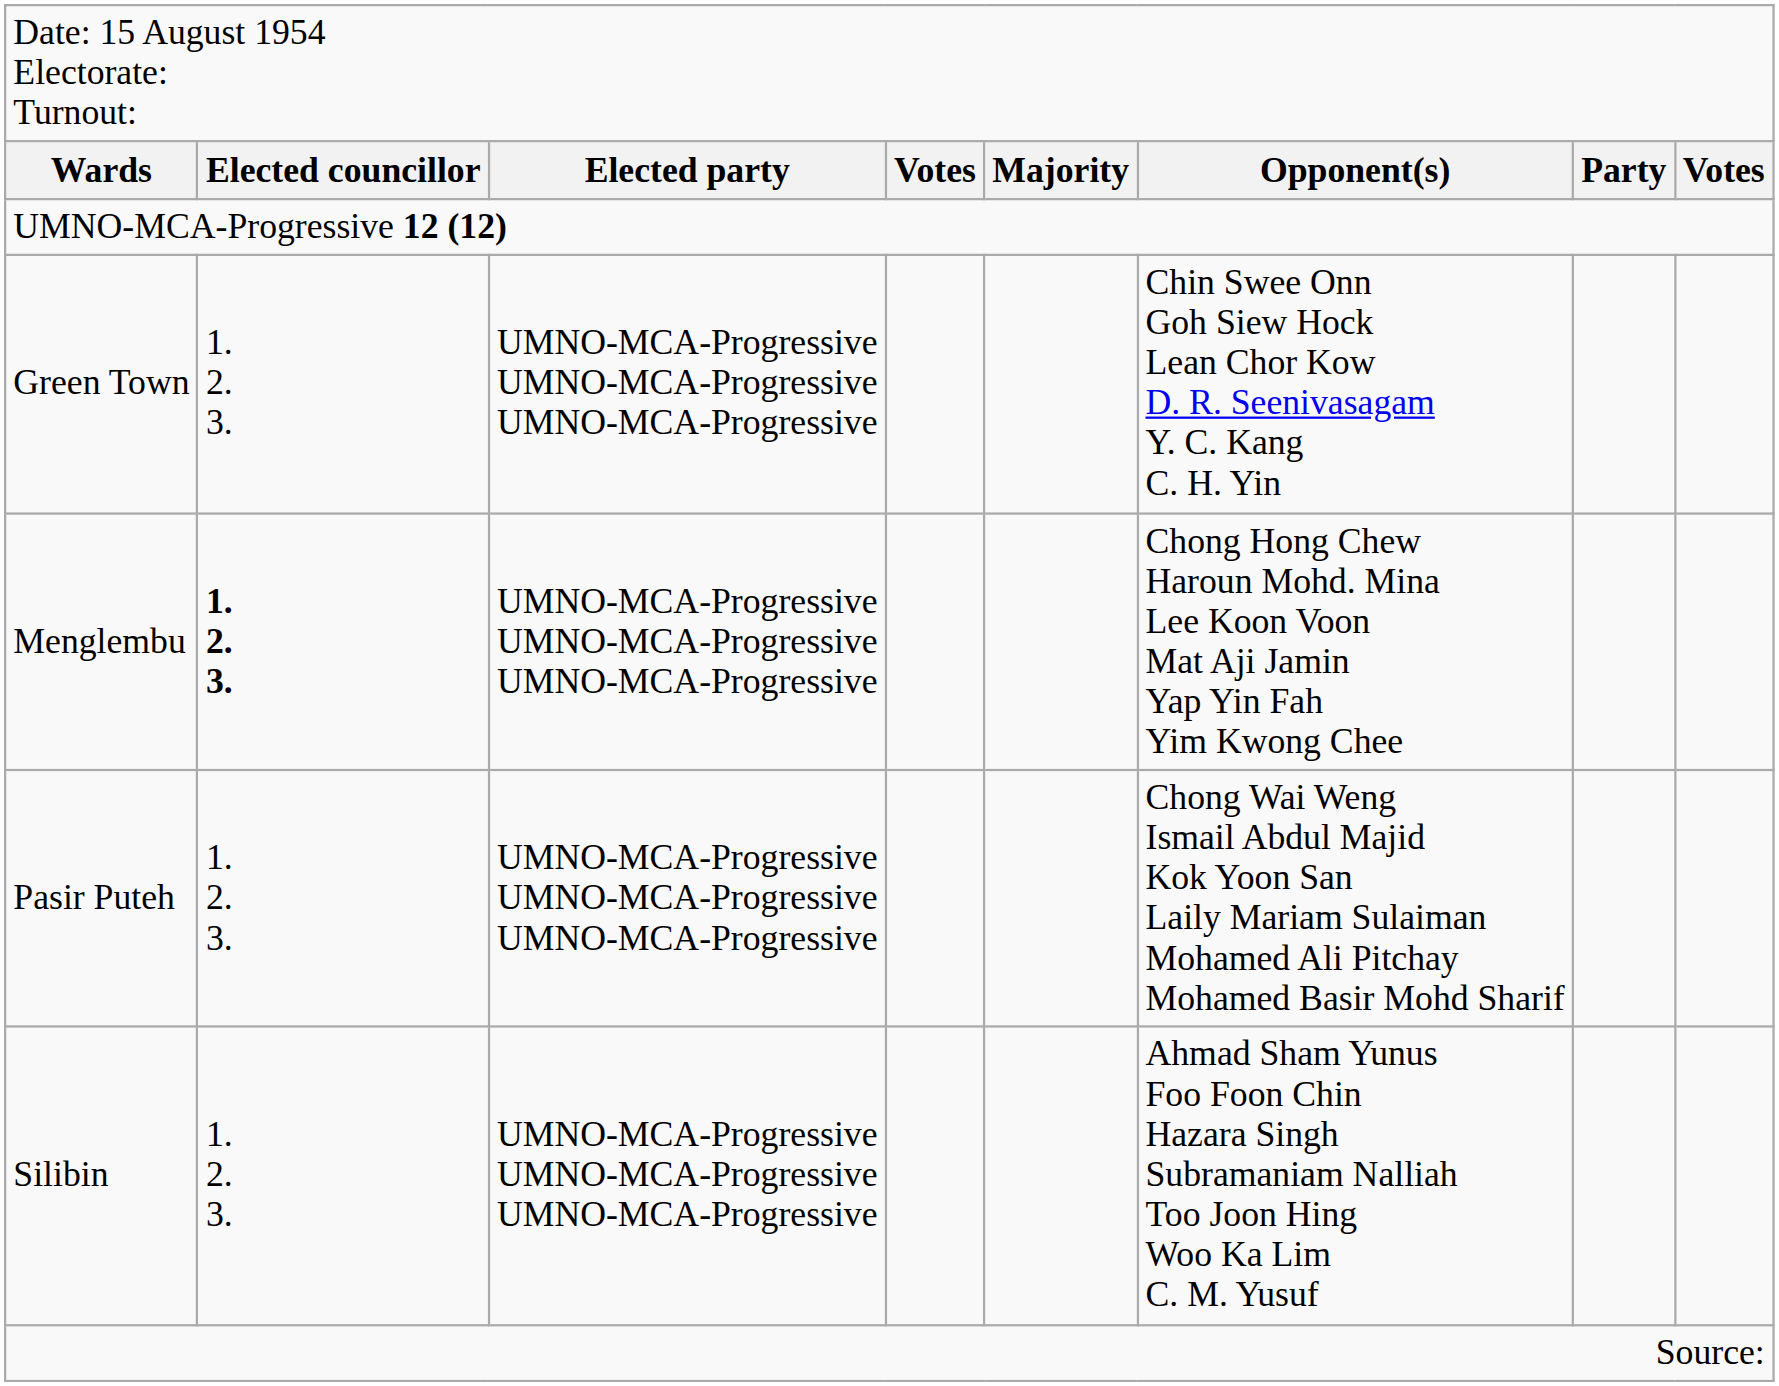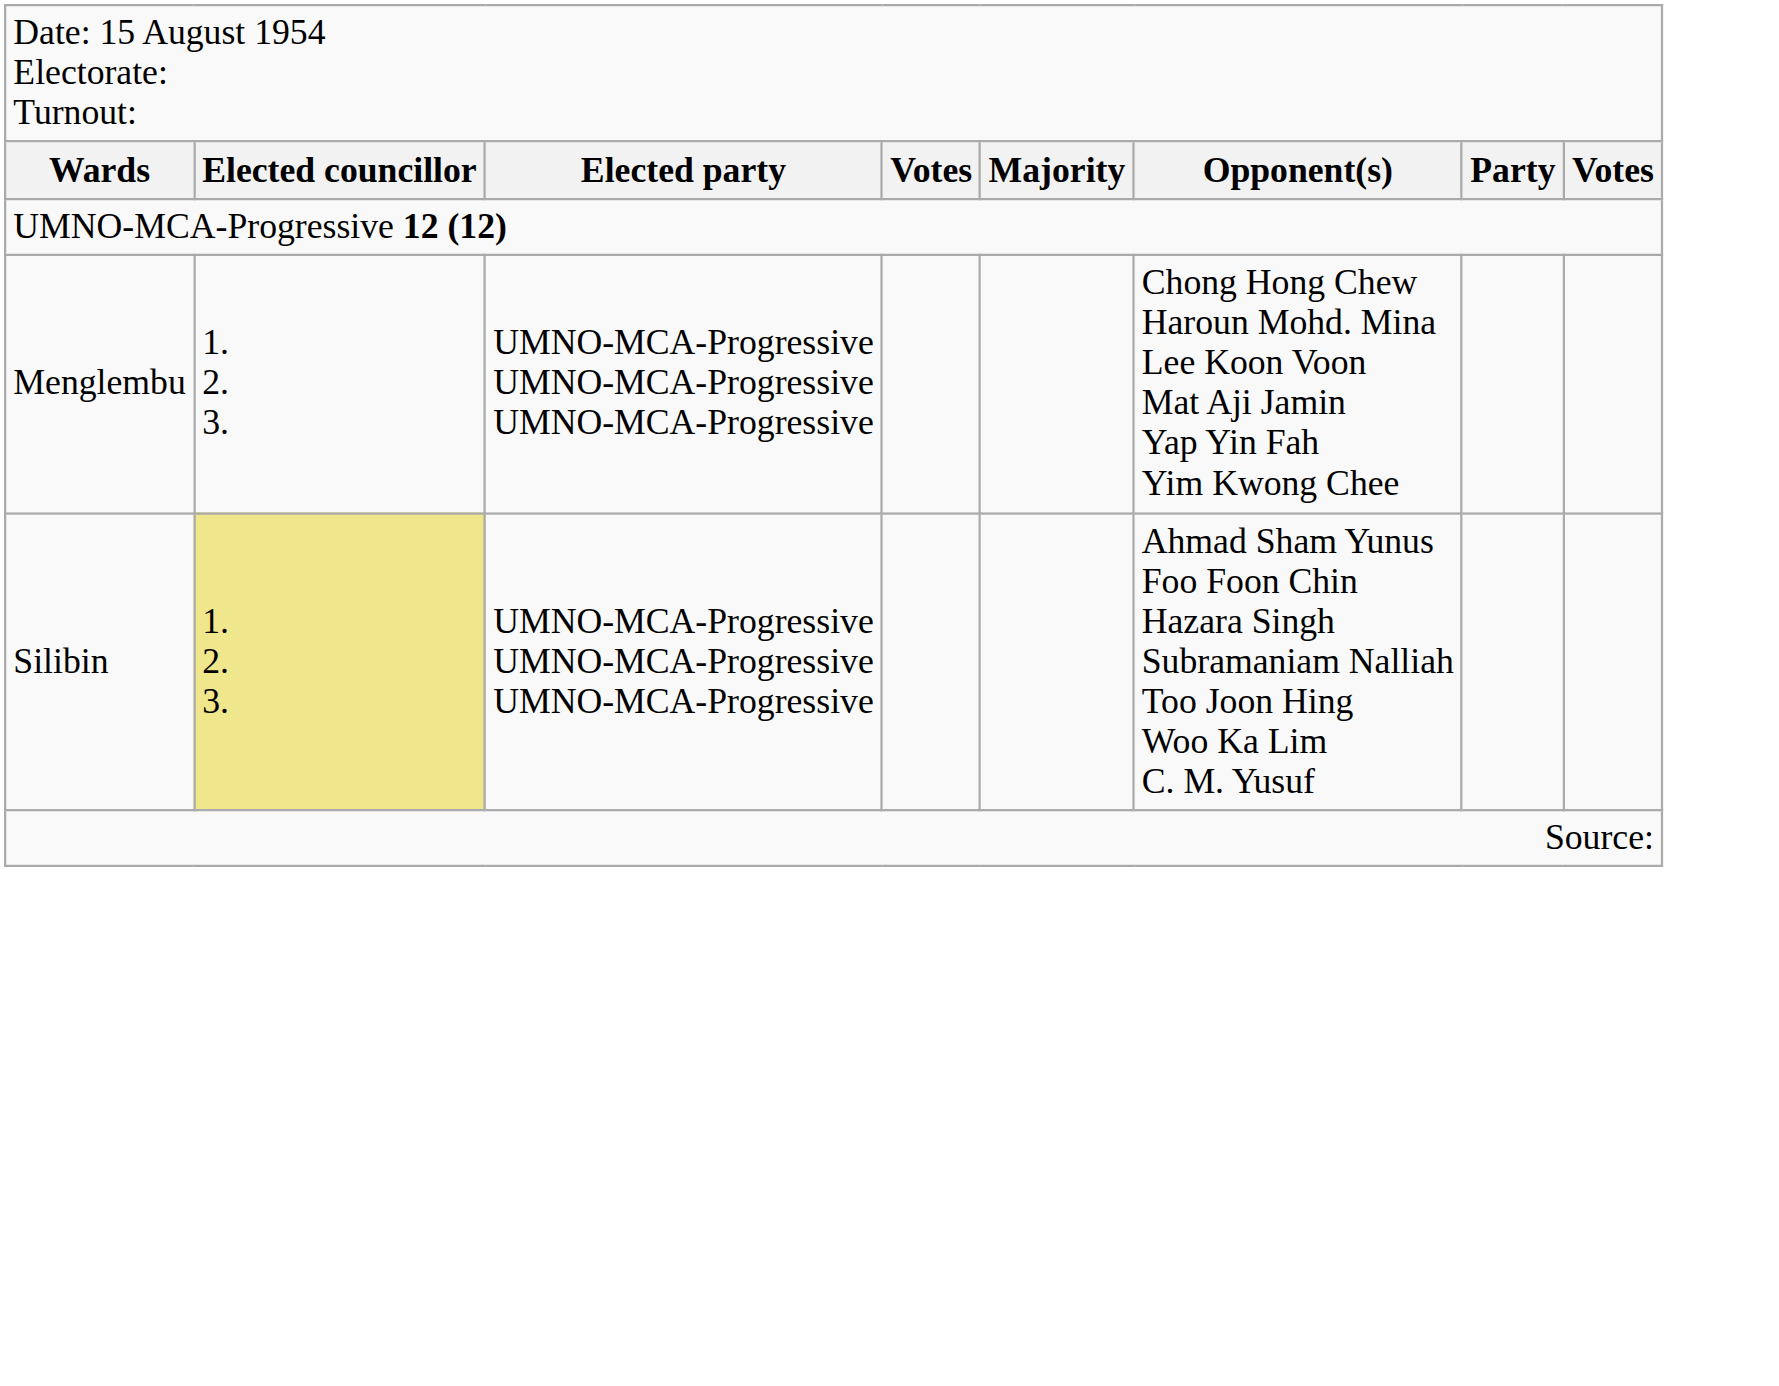- row: (101, 383)
(219, 640) bold -> (216, 383) normal
- row: (94, 897)
(219, 1175) no background -> (216, 660) khaki background
